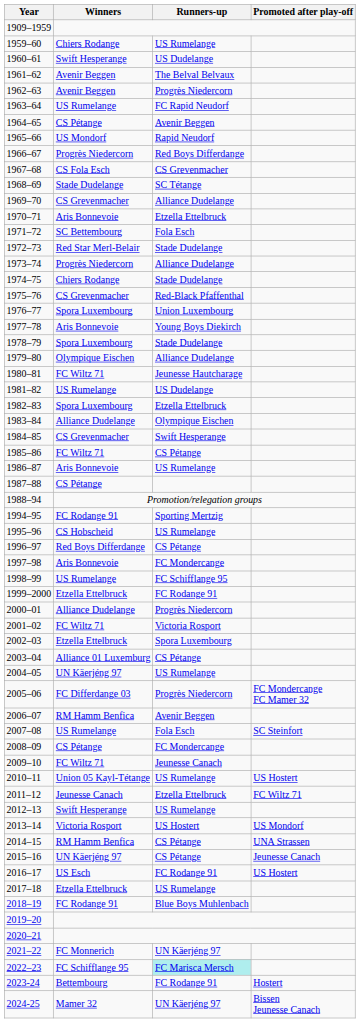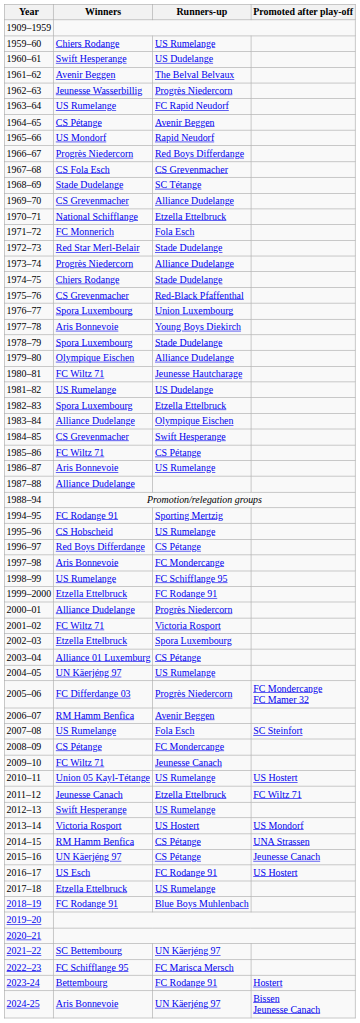(86, 91) Avenir Beggen -> (99, 91) Jeunesse Wasserbillig
(87, 216) Aris Bonnevoie -> (97, 216) National Schifflange
(89, 232) SC Bettembourg -> (85, 232) FC Monnerich
(79, 484) CS Pétange -> (95, 484) Alliance Dudelange
(85, 951) FC Monnerich -> (89, 951) SC Bettembourg
(194, 967) paleturquoise background -> (194, 967) no background
(76, 1004) Mamer 32 -> (87, 1004) Aris Bonnevoie
